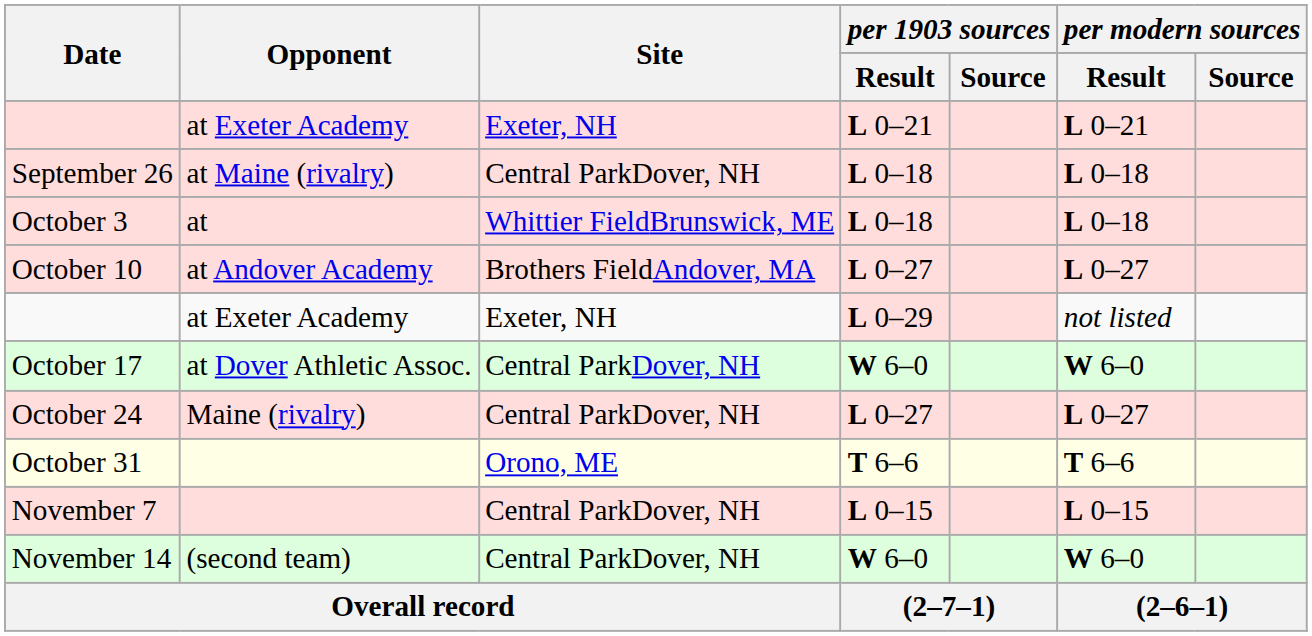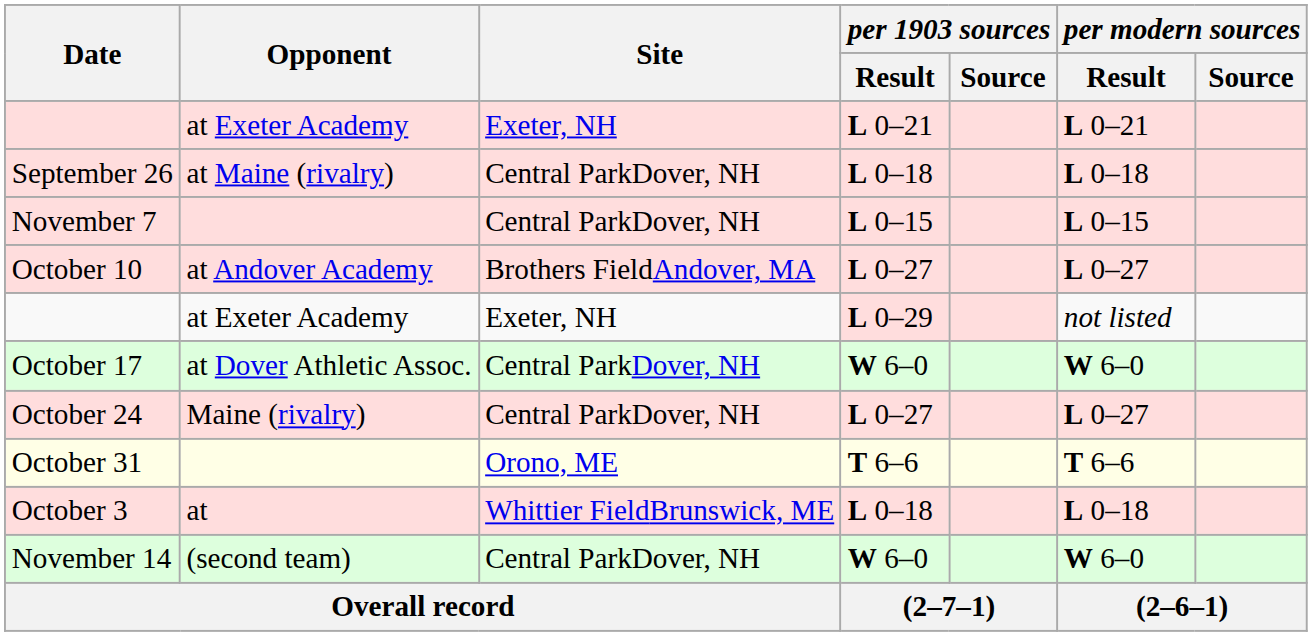rows swapped: (70, 221) <-> (84, 509)
